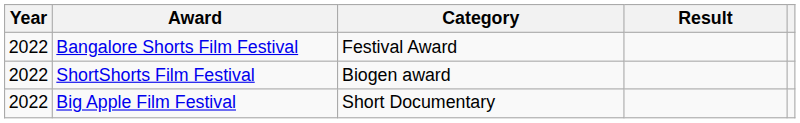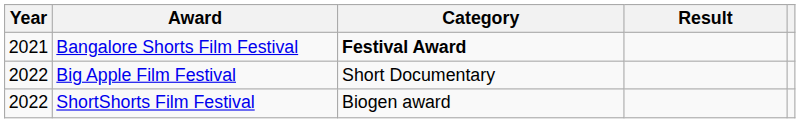(28, 46) 2022 -> (28, 46) 2021
(400, 46) normal -> (404, 46) bold
rows swapped: (156, 74) <-> (146, 103)
